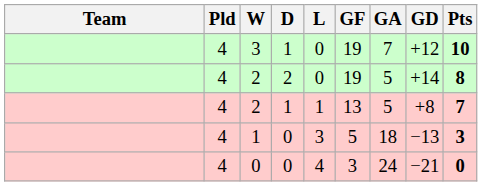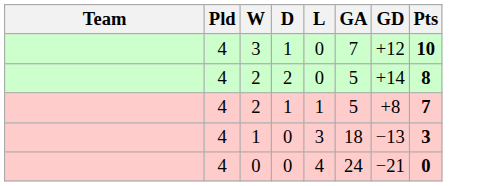- column: (352, 19)
